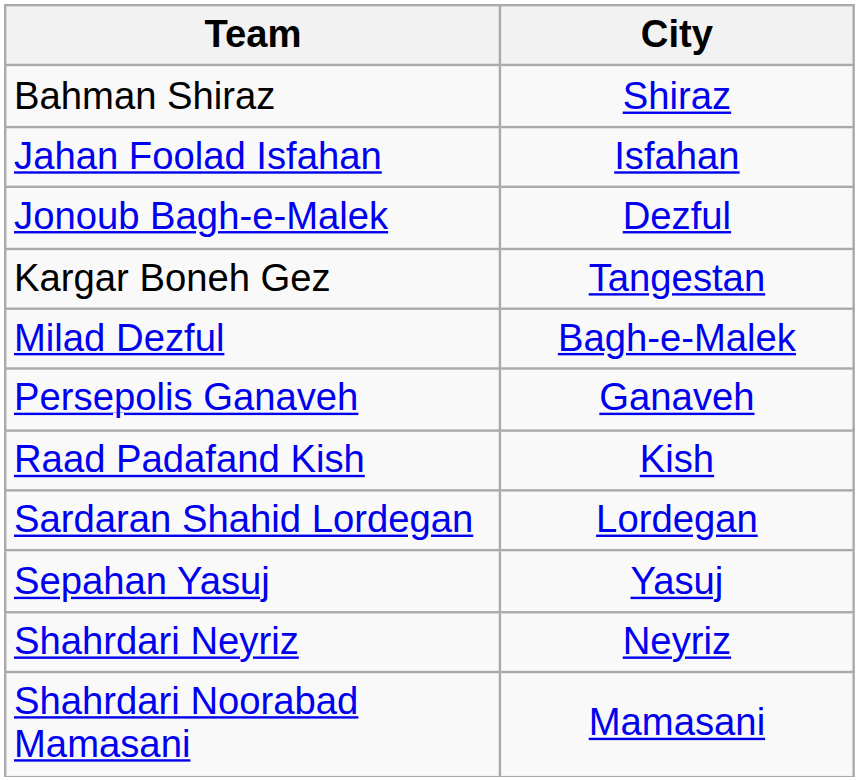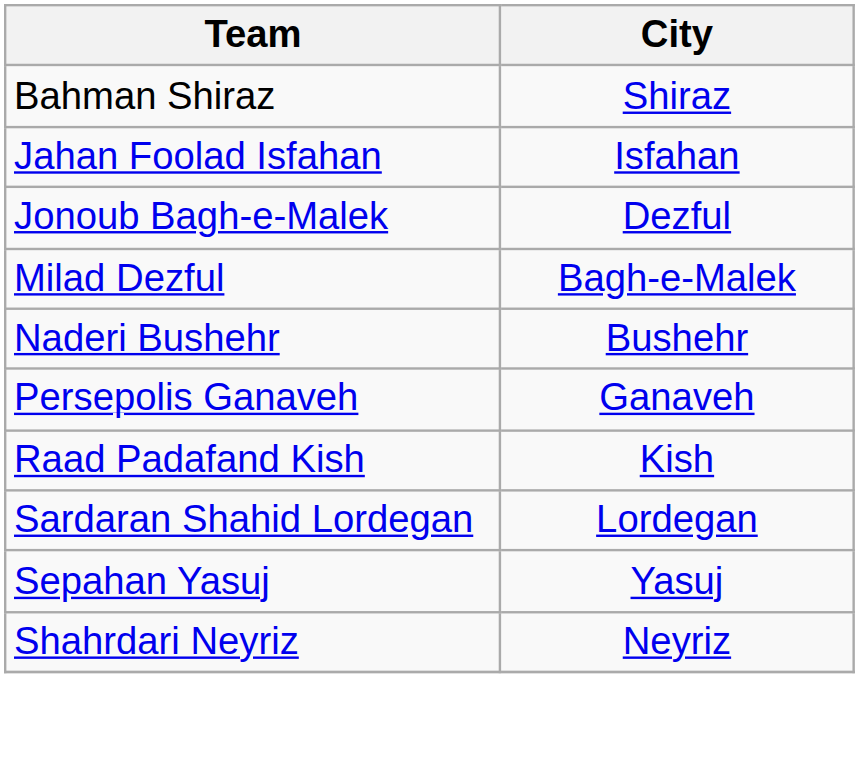- row: (172, 277)
+ row: (147, 338)
- row: (186, 723)
